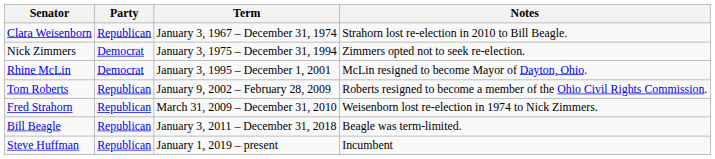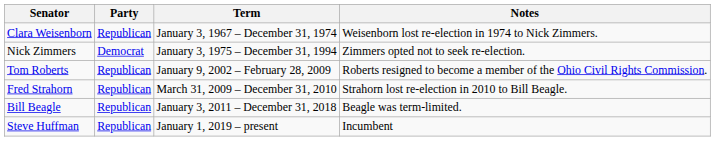(455, 32) Strahorn lost re-election in 2010 to Bill Beagle. -> (470, 32) Weisenborn lost re-election in 1974 to Nick Zimmers.
- row: (39, 70)
(470, 107) Weisenborn lost re-election in 1974 to Nick Zimmers. -> (455, 88) Strahorn lost re-election in 2010 to Bill Beagle.
